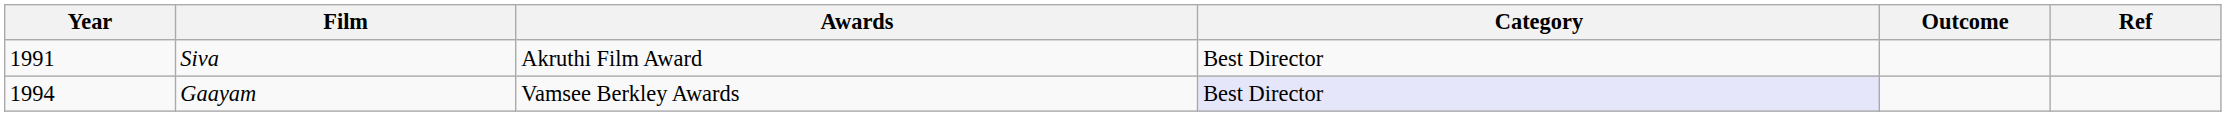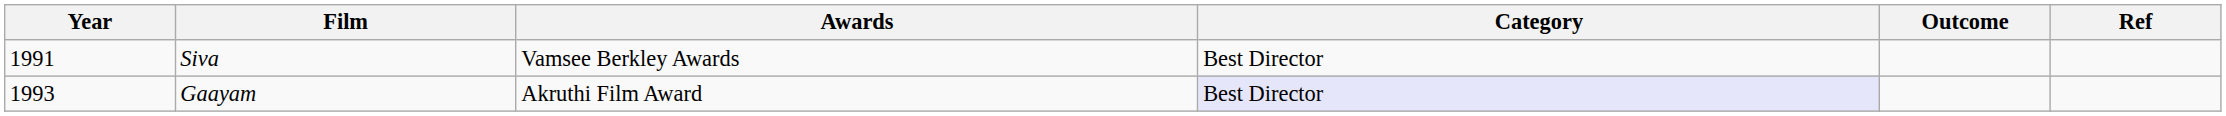(612, 57) Akruthi Film Award -> (630, 57) Vamsee Berkley Awards
(32, 93) 1994 -> (32, 93) 1993
(630, 93) Vamsee Berkley Awards -> (612, 93) Akruthi Film Award
